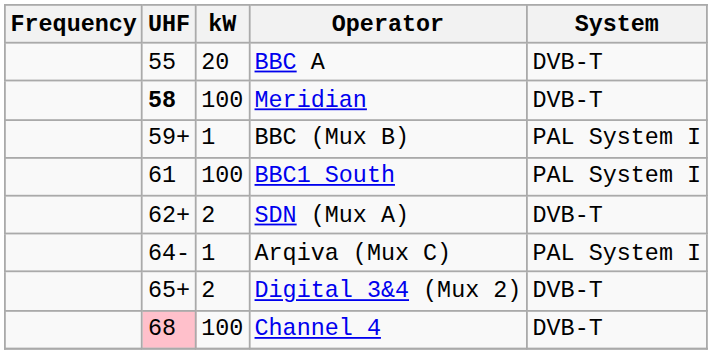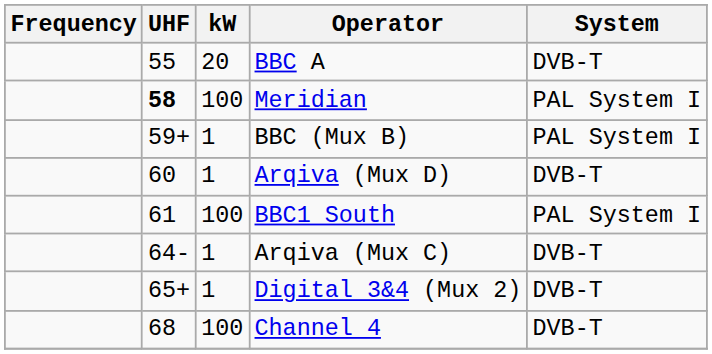(568, 100) DVB-T -> (617, 100) PAL System I
+ row: (353, 177)
- row: (332, 215)
(617, 253) PAL System I -> (568, 253) DVB-T
(208, 291) 2 -> (208, 291) 1
(162, 329) pink background -> (162, 329) no background
